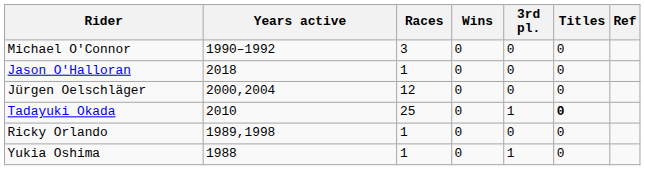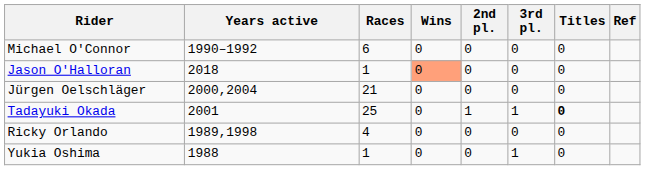+ column: (485, 23)
(404, 51) 3 -> (366, 51) 6
(458, 71) no background -> (419, 71) lightsalmon background
(408, 92) 12 -> (370, 92) 21
(221, 113) 2010 -> (203, 113) 2001
(404, 133) 1 -> (366, 133) 4
